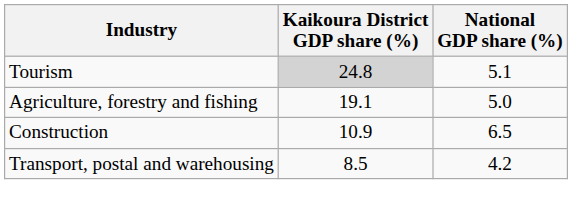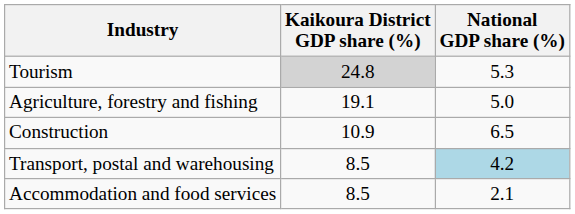(500, 71) 5.1 -> (502, 71) 5.3
(500, 163) no background -> (502, 163) lightblue background
+ row: (143, 193)
